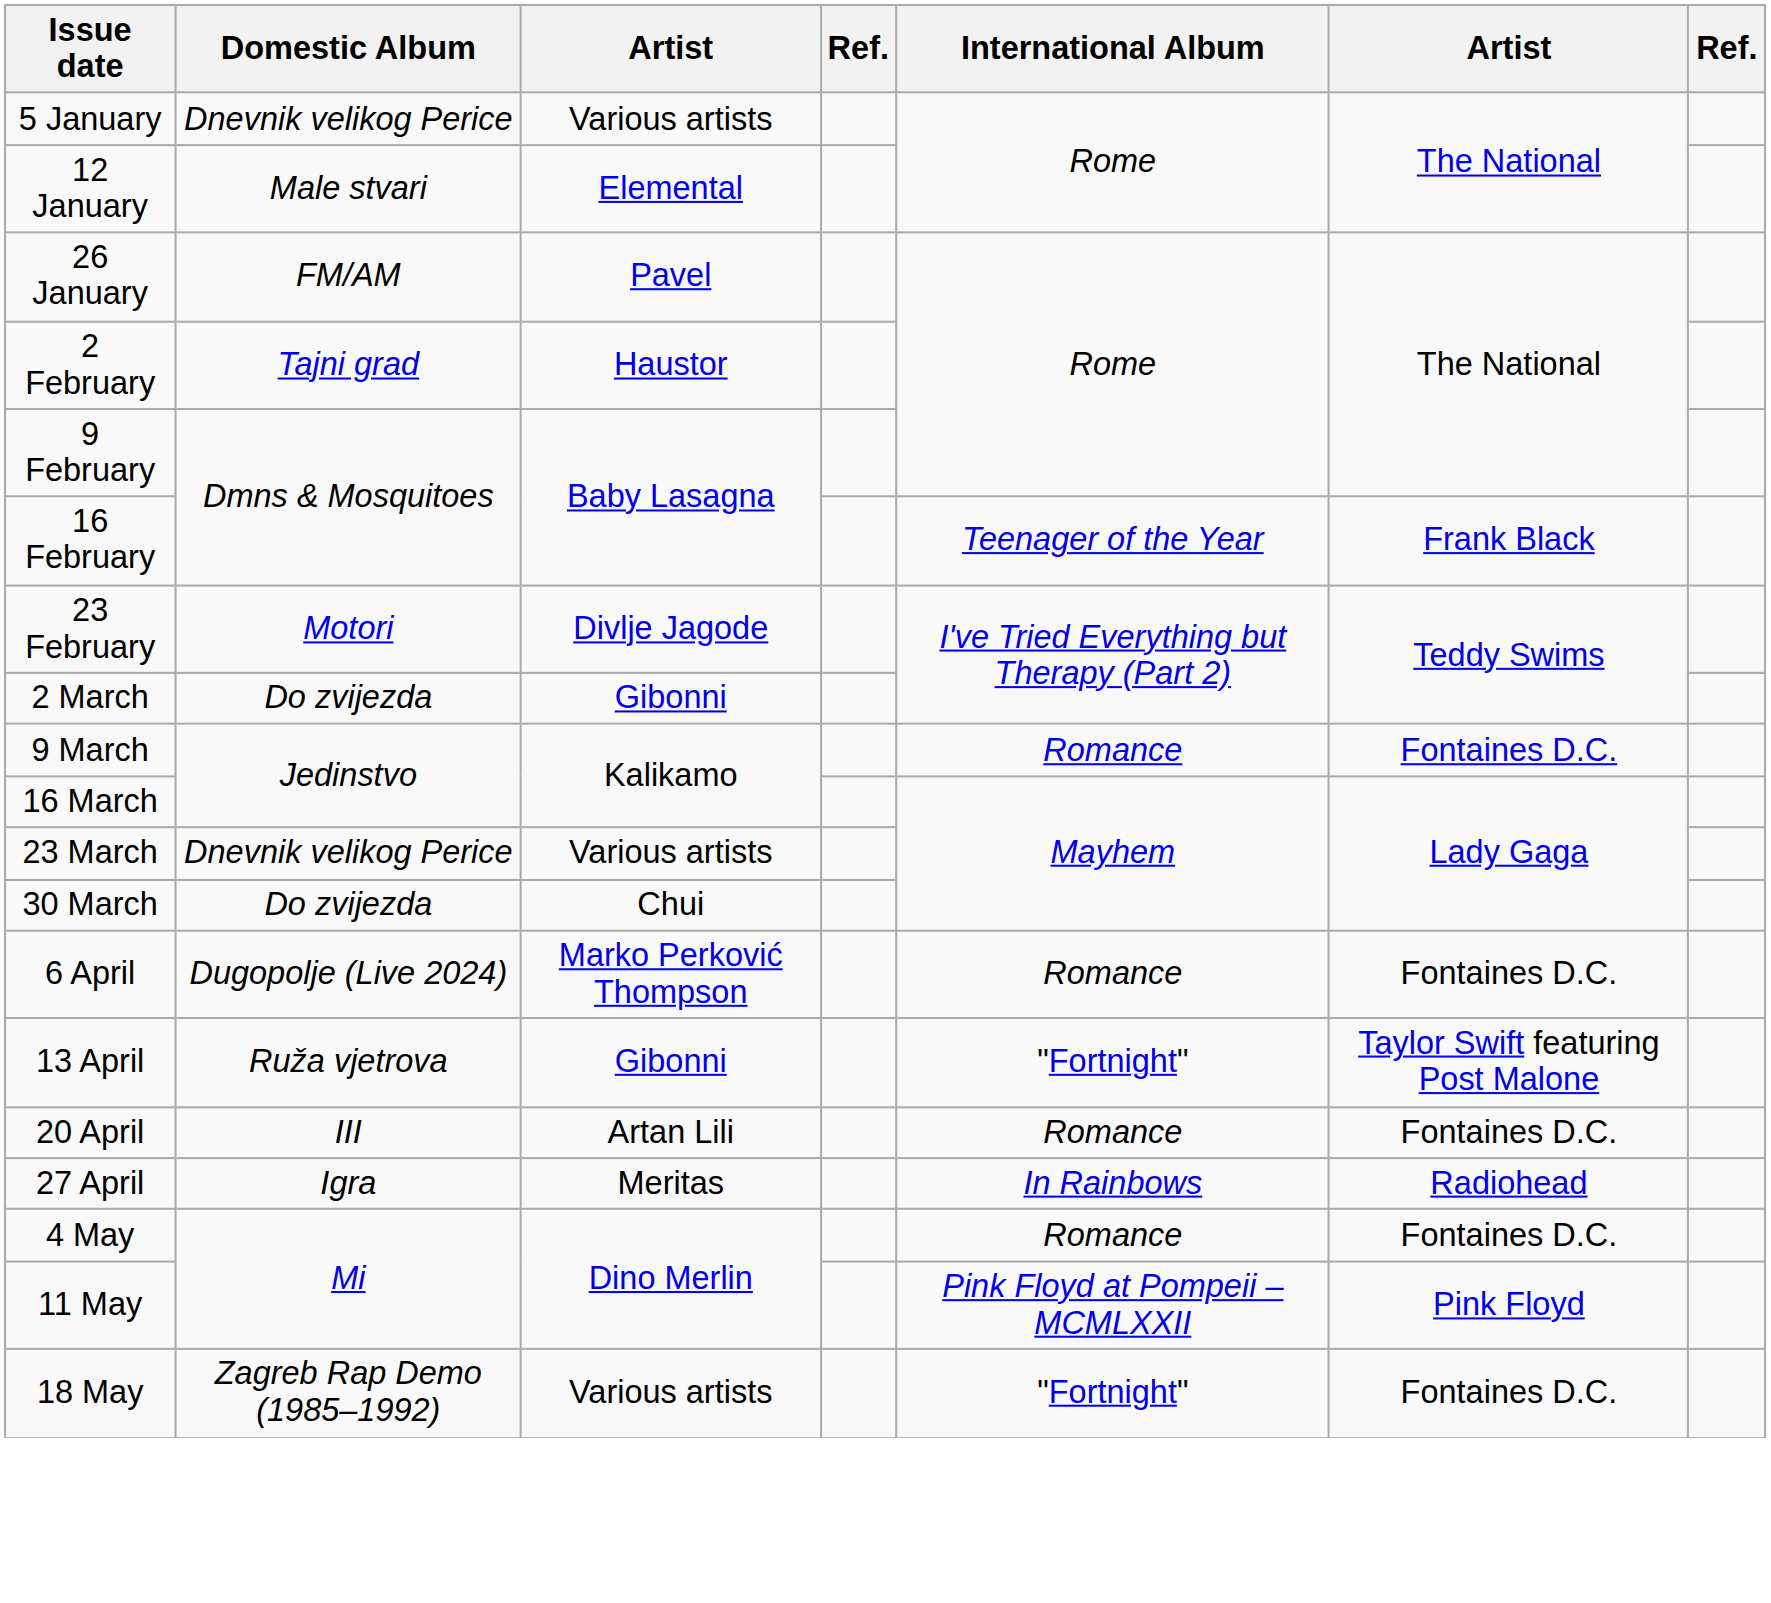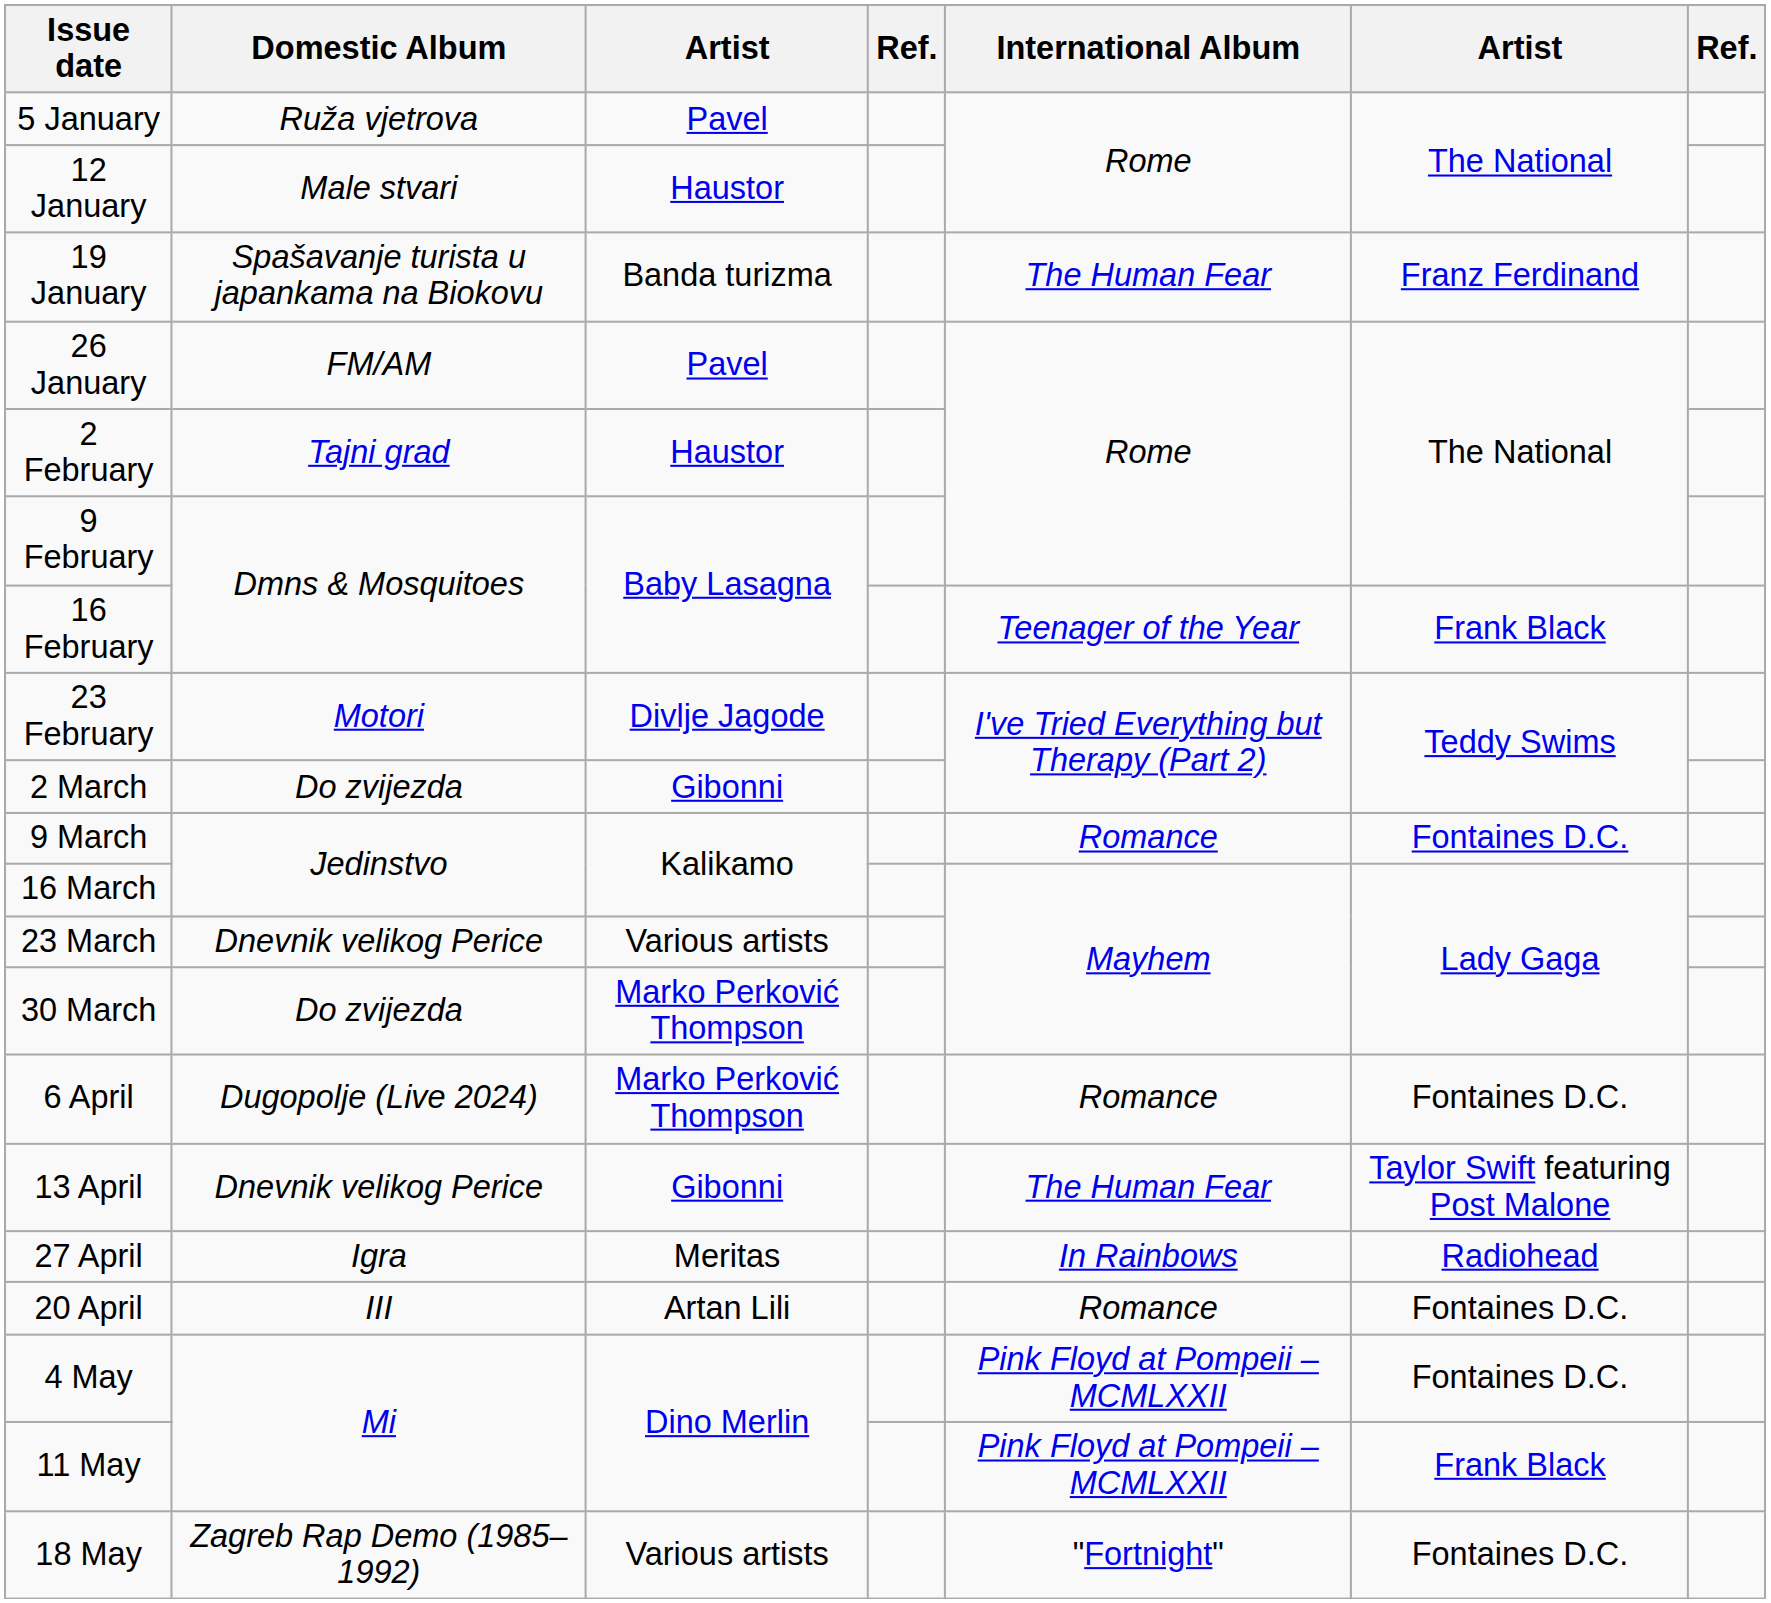(348, 118) Dnevnik velikog Perice -> (379, 118) Ruža vjetrova
(671, 118) Various artists -> (727, 118) Pavel
(671, 188) Elemental -> (727, 188) Haustor
+ row: (89, 276)
(671, 904) Chui -> (727, 1010) Marko Perković Thompson
(348, 1062) Ruža vjetrova -> (379, 1186) Dnevnik velikog Perice
(1113, 1062) "Fortnight" -> (1148, 1186) The Human Fear
rows swapped: (90, 1131) <-> (90, 1183)
(1113, 1234) Romance -> (1148, 1377) Pink Floyd at Pompeii – MCMLXXII
(1509, 1304) Pink Floyd -> (1520, 1465) Frank Black
